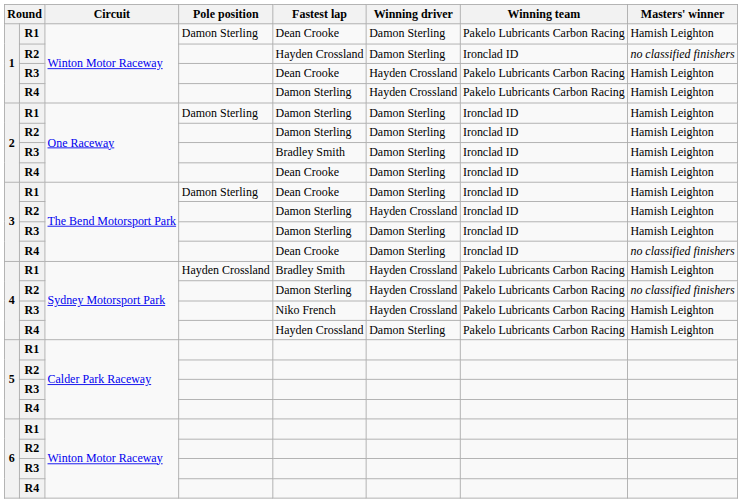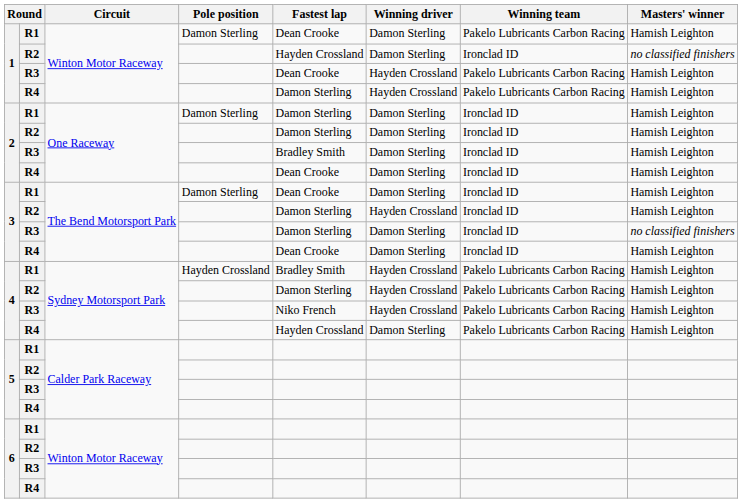(672, 231) Hamish Leighton -> (683, 231) no classified finishers
(683, 250) no classified finishers -> (672, 250) Hamish Leighton
(683, 290) no classified finishers -> (672, 290) Hamish Leighton
